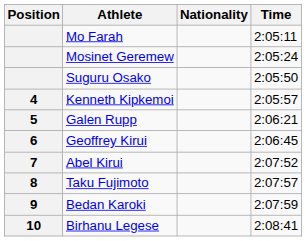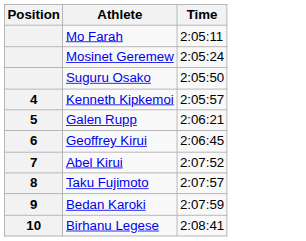- column: (214, 15)
